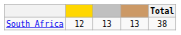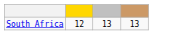- column: (162, 11)
